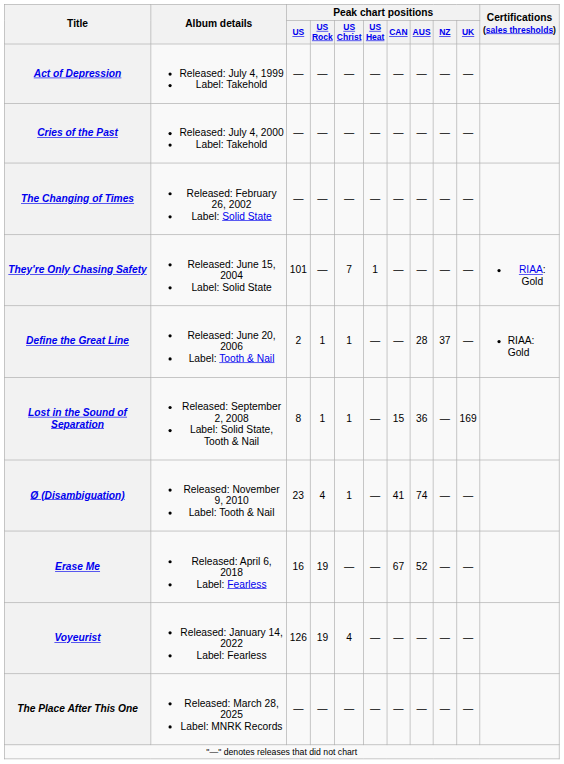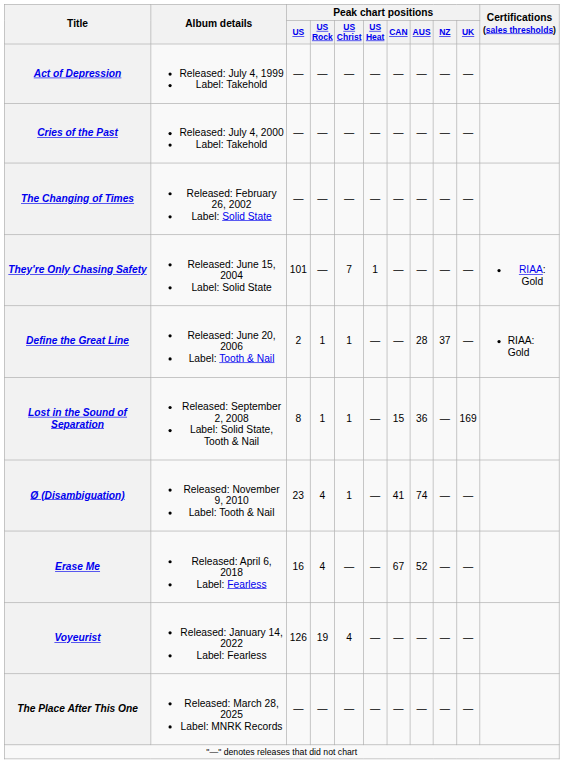(322, 567) 19 -> (322, 567) 4
